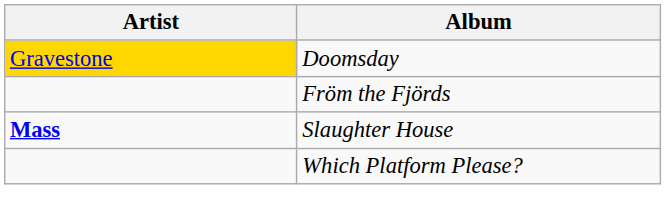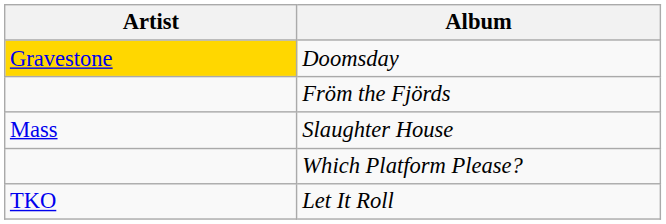(35, 129) bold -> (34, 129) normal
+ row: (348, 201)
